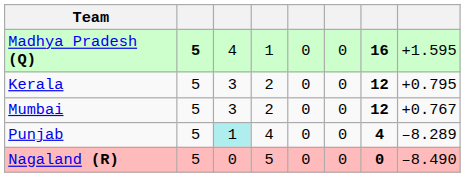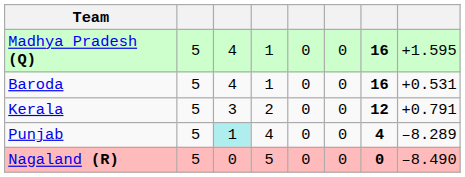(195, 51) bold -> (195, 51) normal
+ row: (36, 85)
(429, 85) +0.795 -> (429, 110) +0.791
- row: (36, 110)
